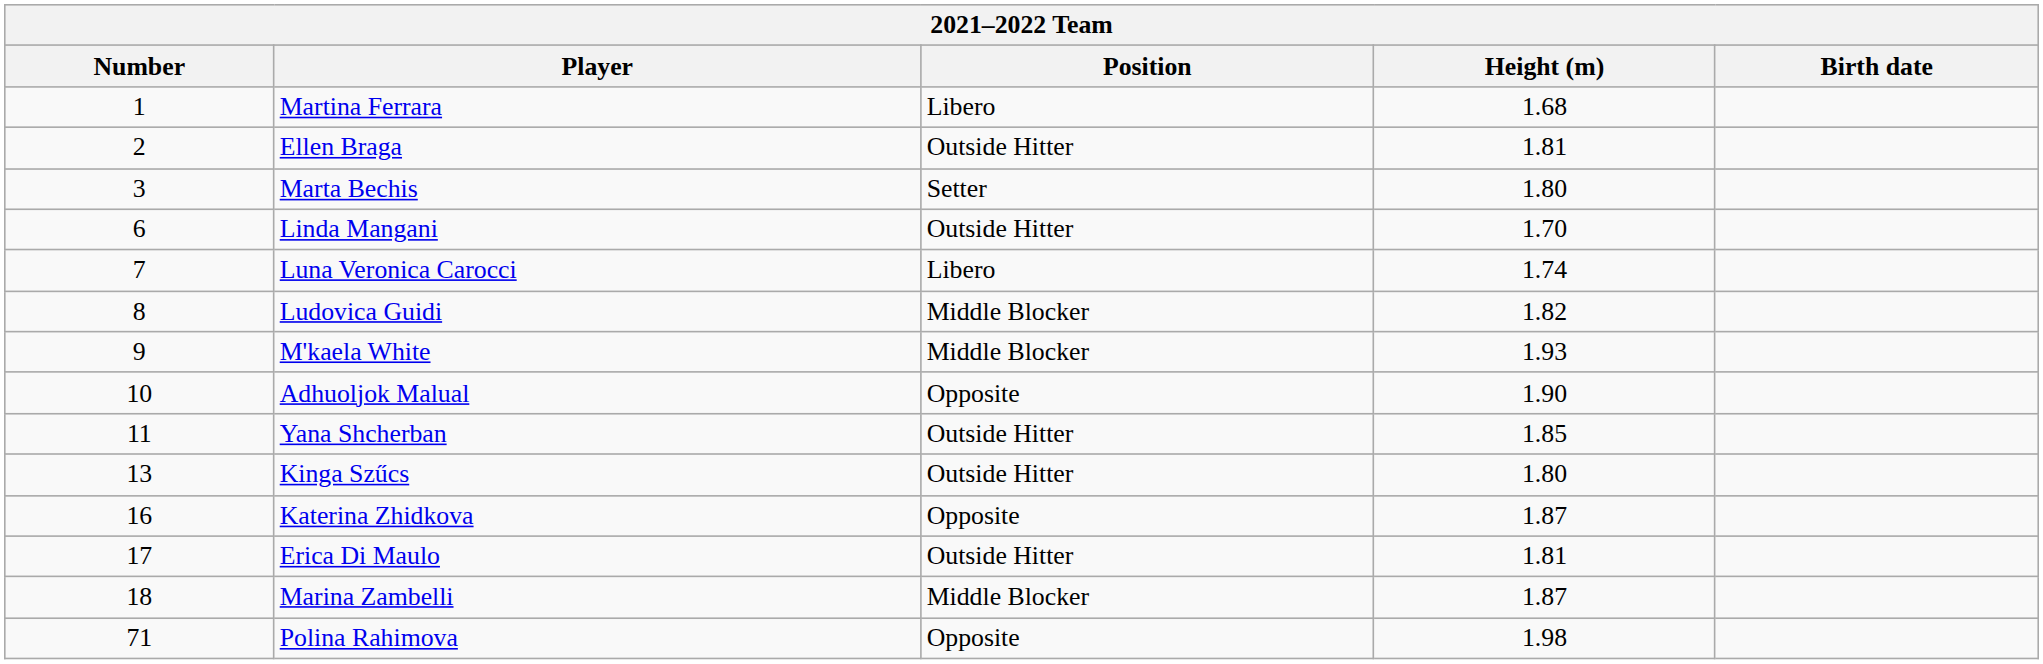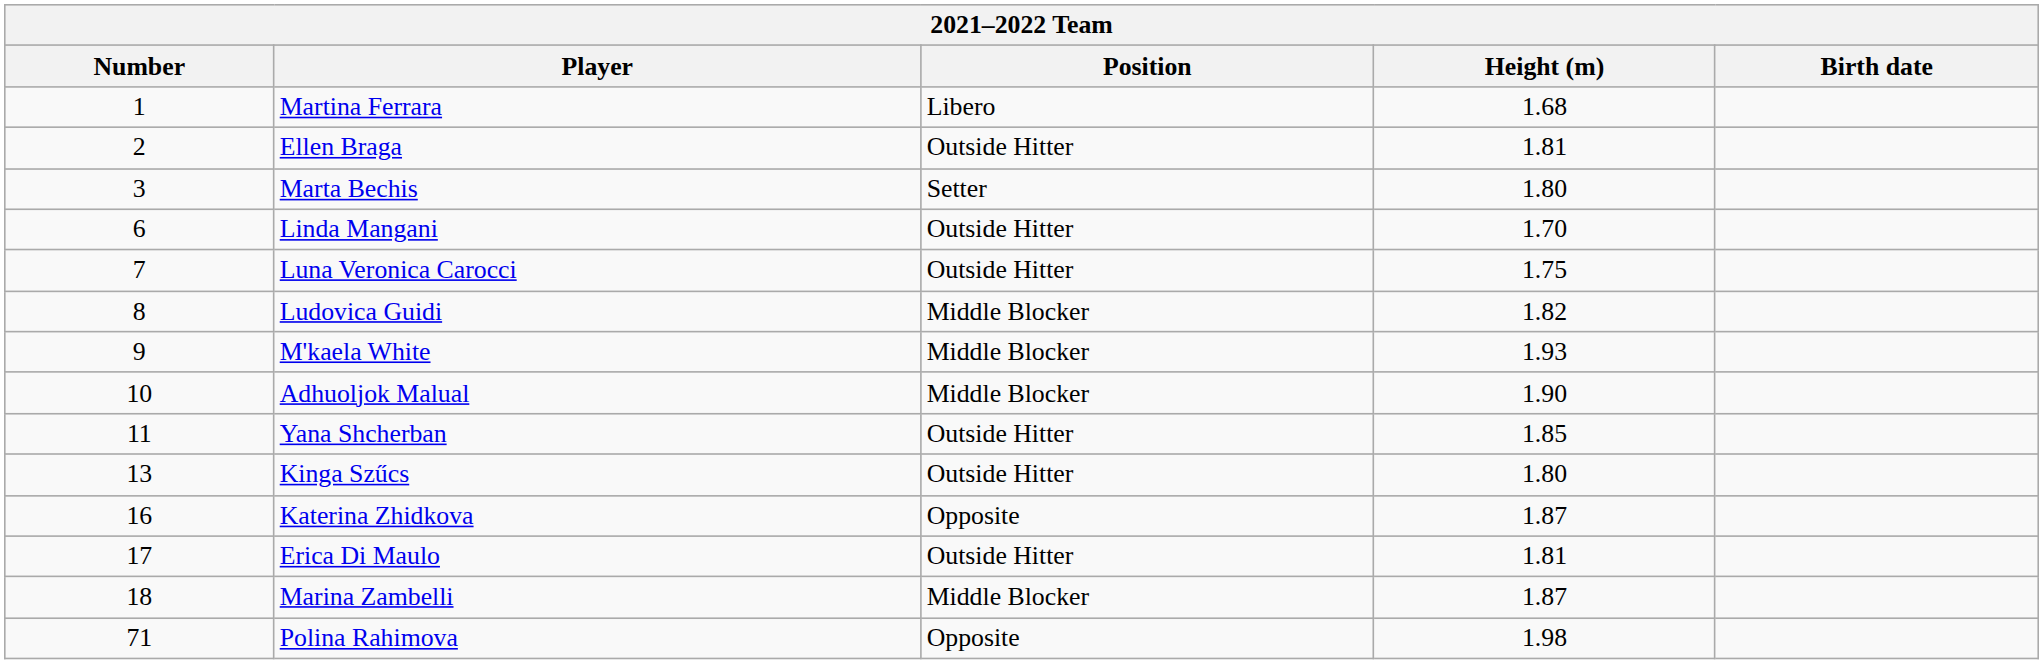(961, 270) Libero -> (1000, 270) Outside Hitter
(1545, 270) 1.74 -> (1545, 270) 1.75
(973, 392) Opposite -> (1008, 392) Middle Blocker
